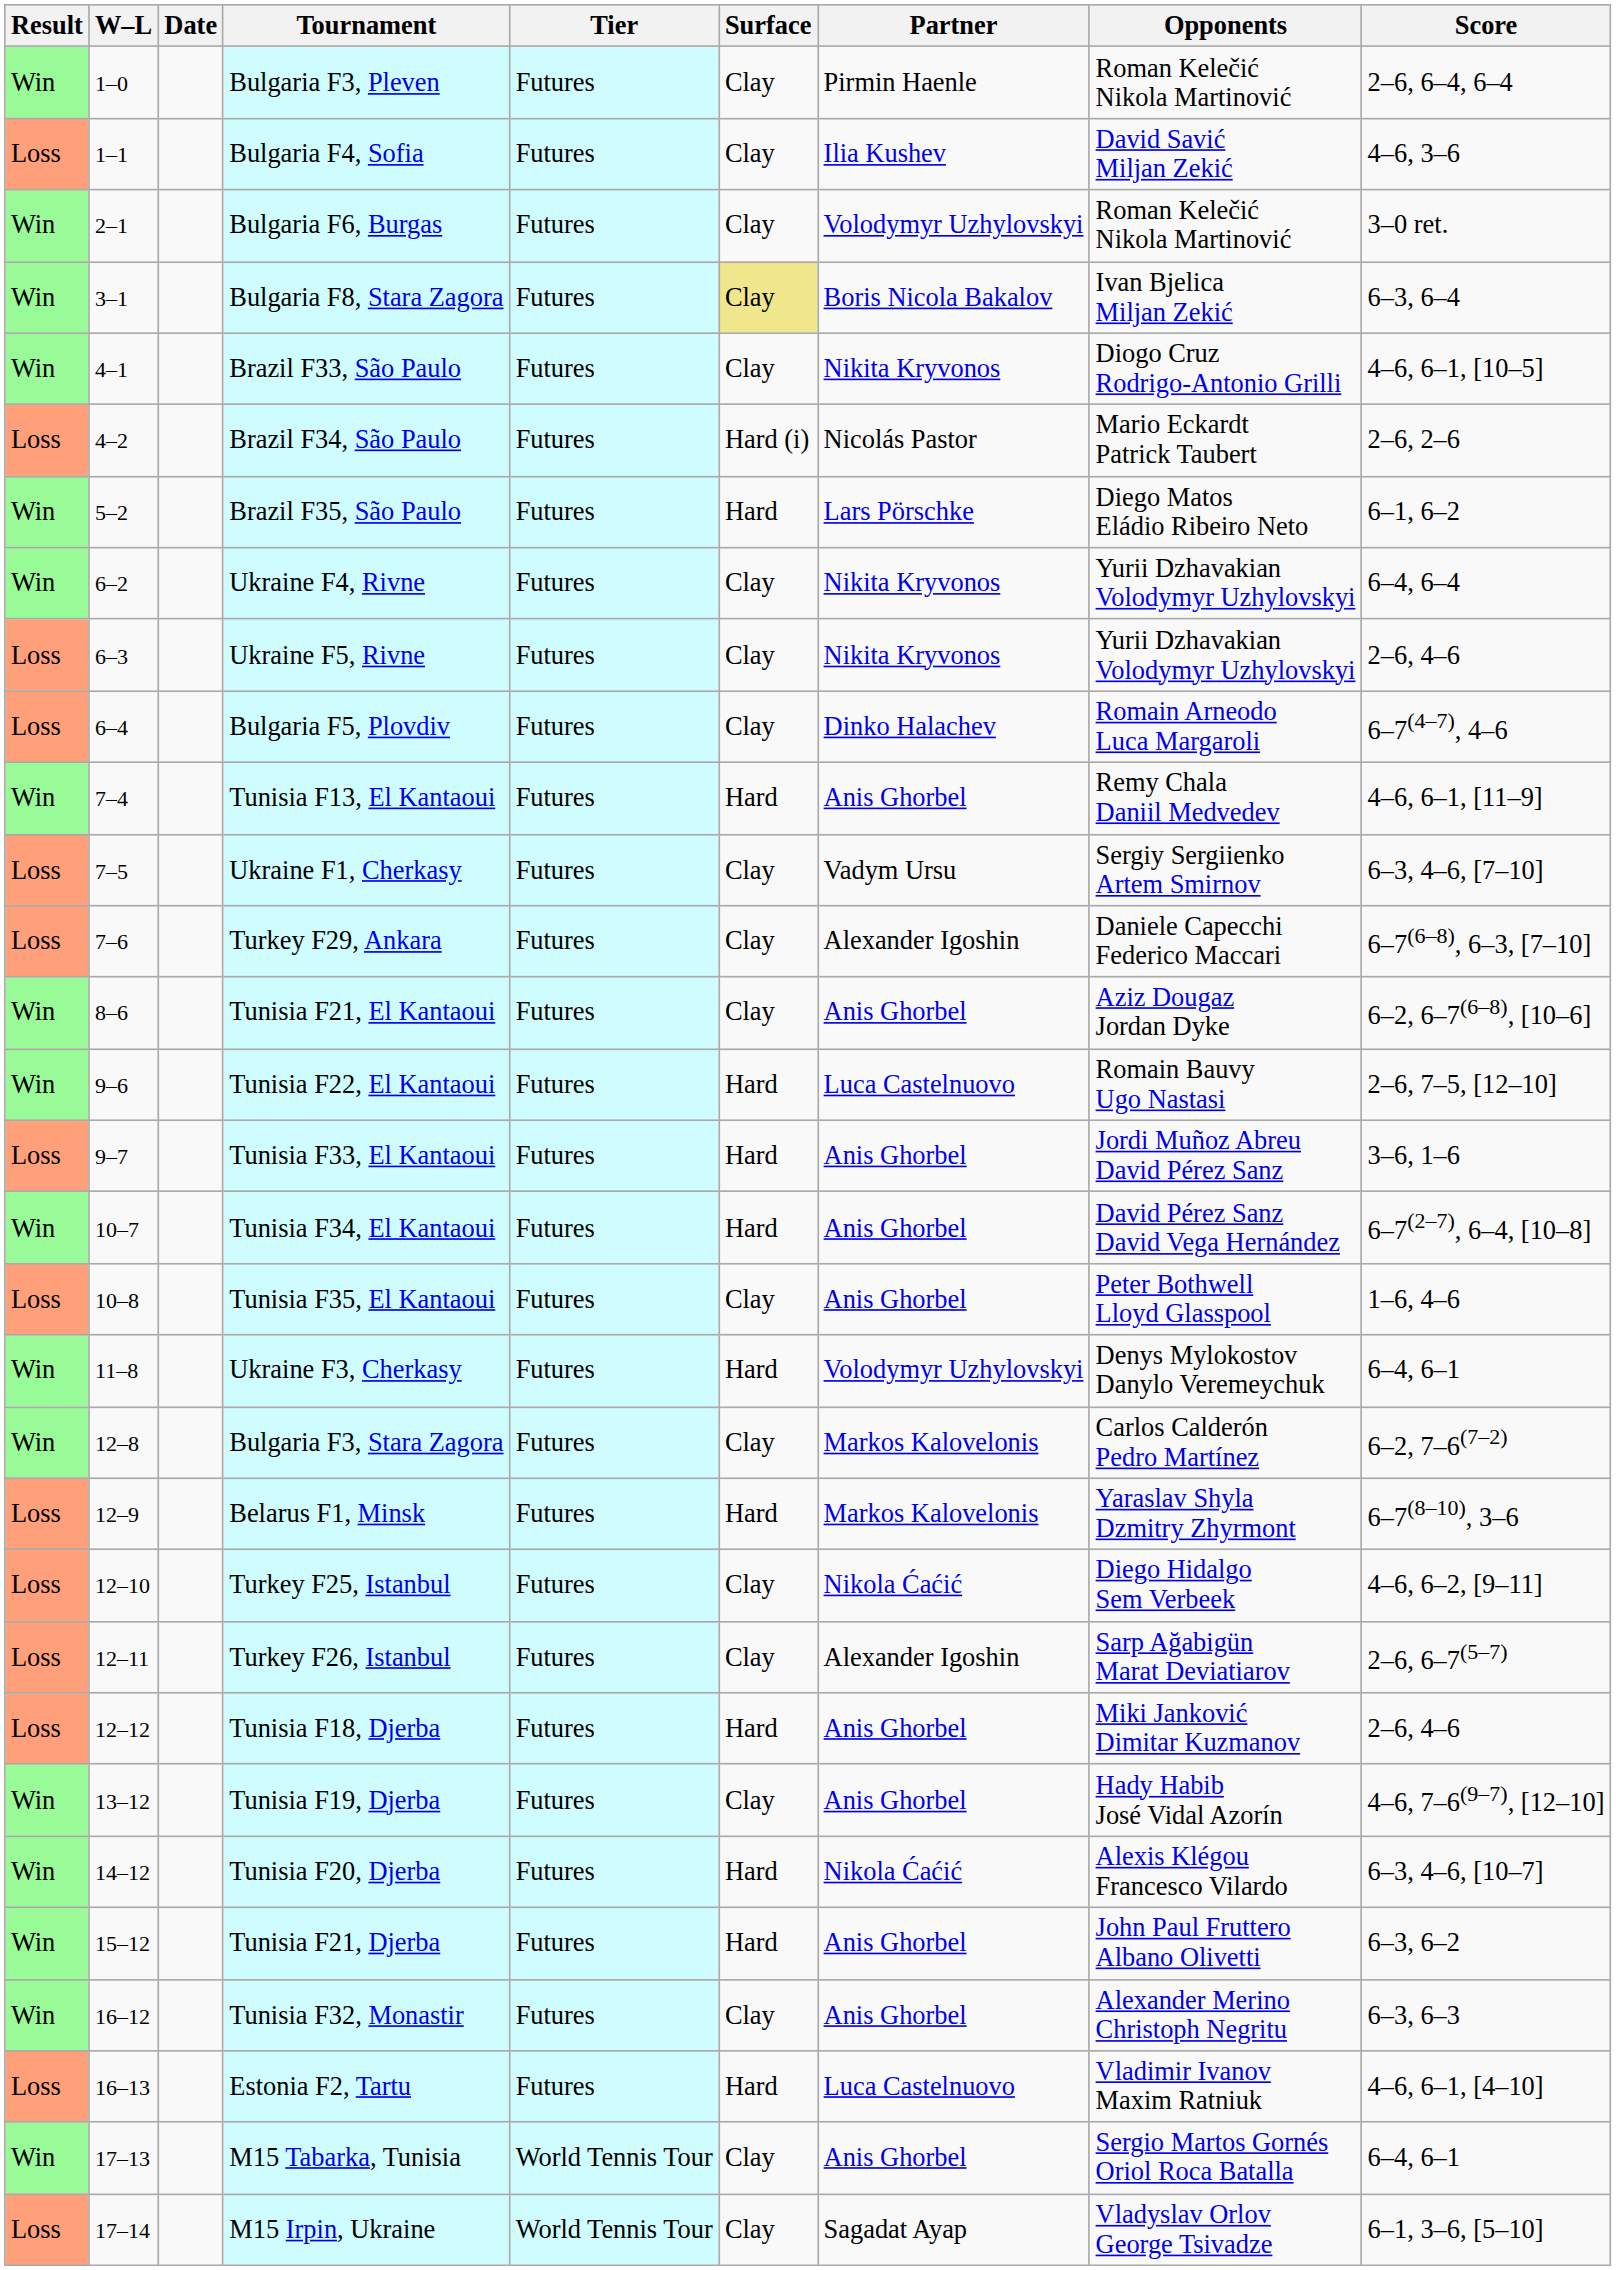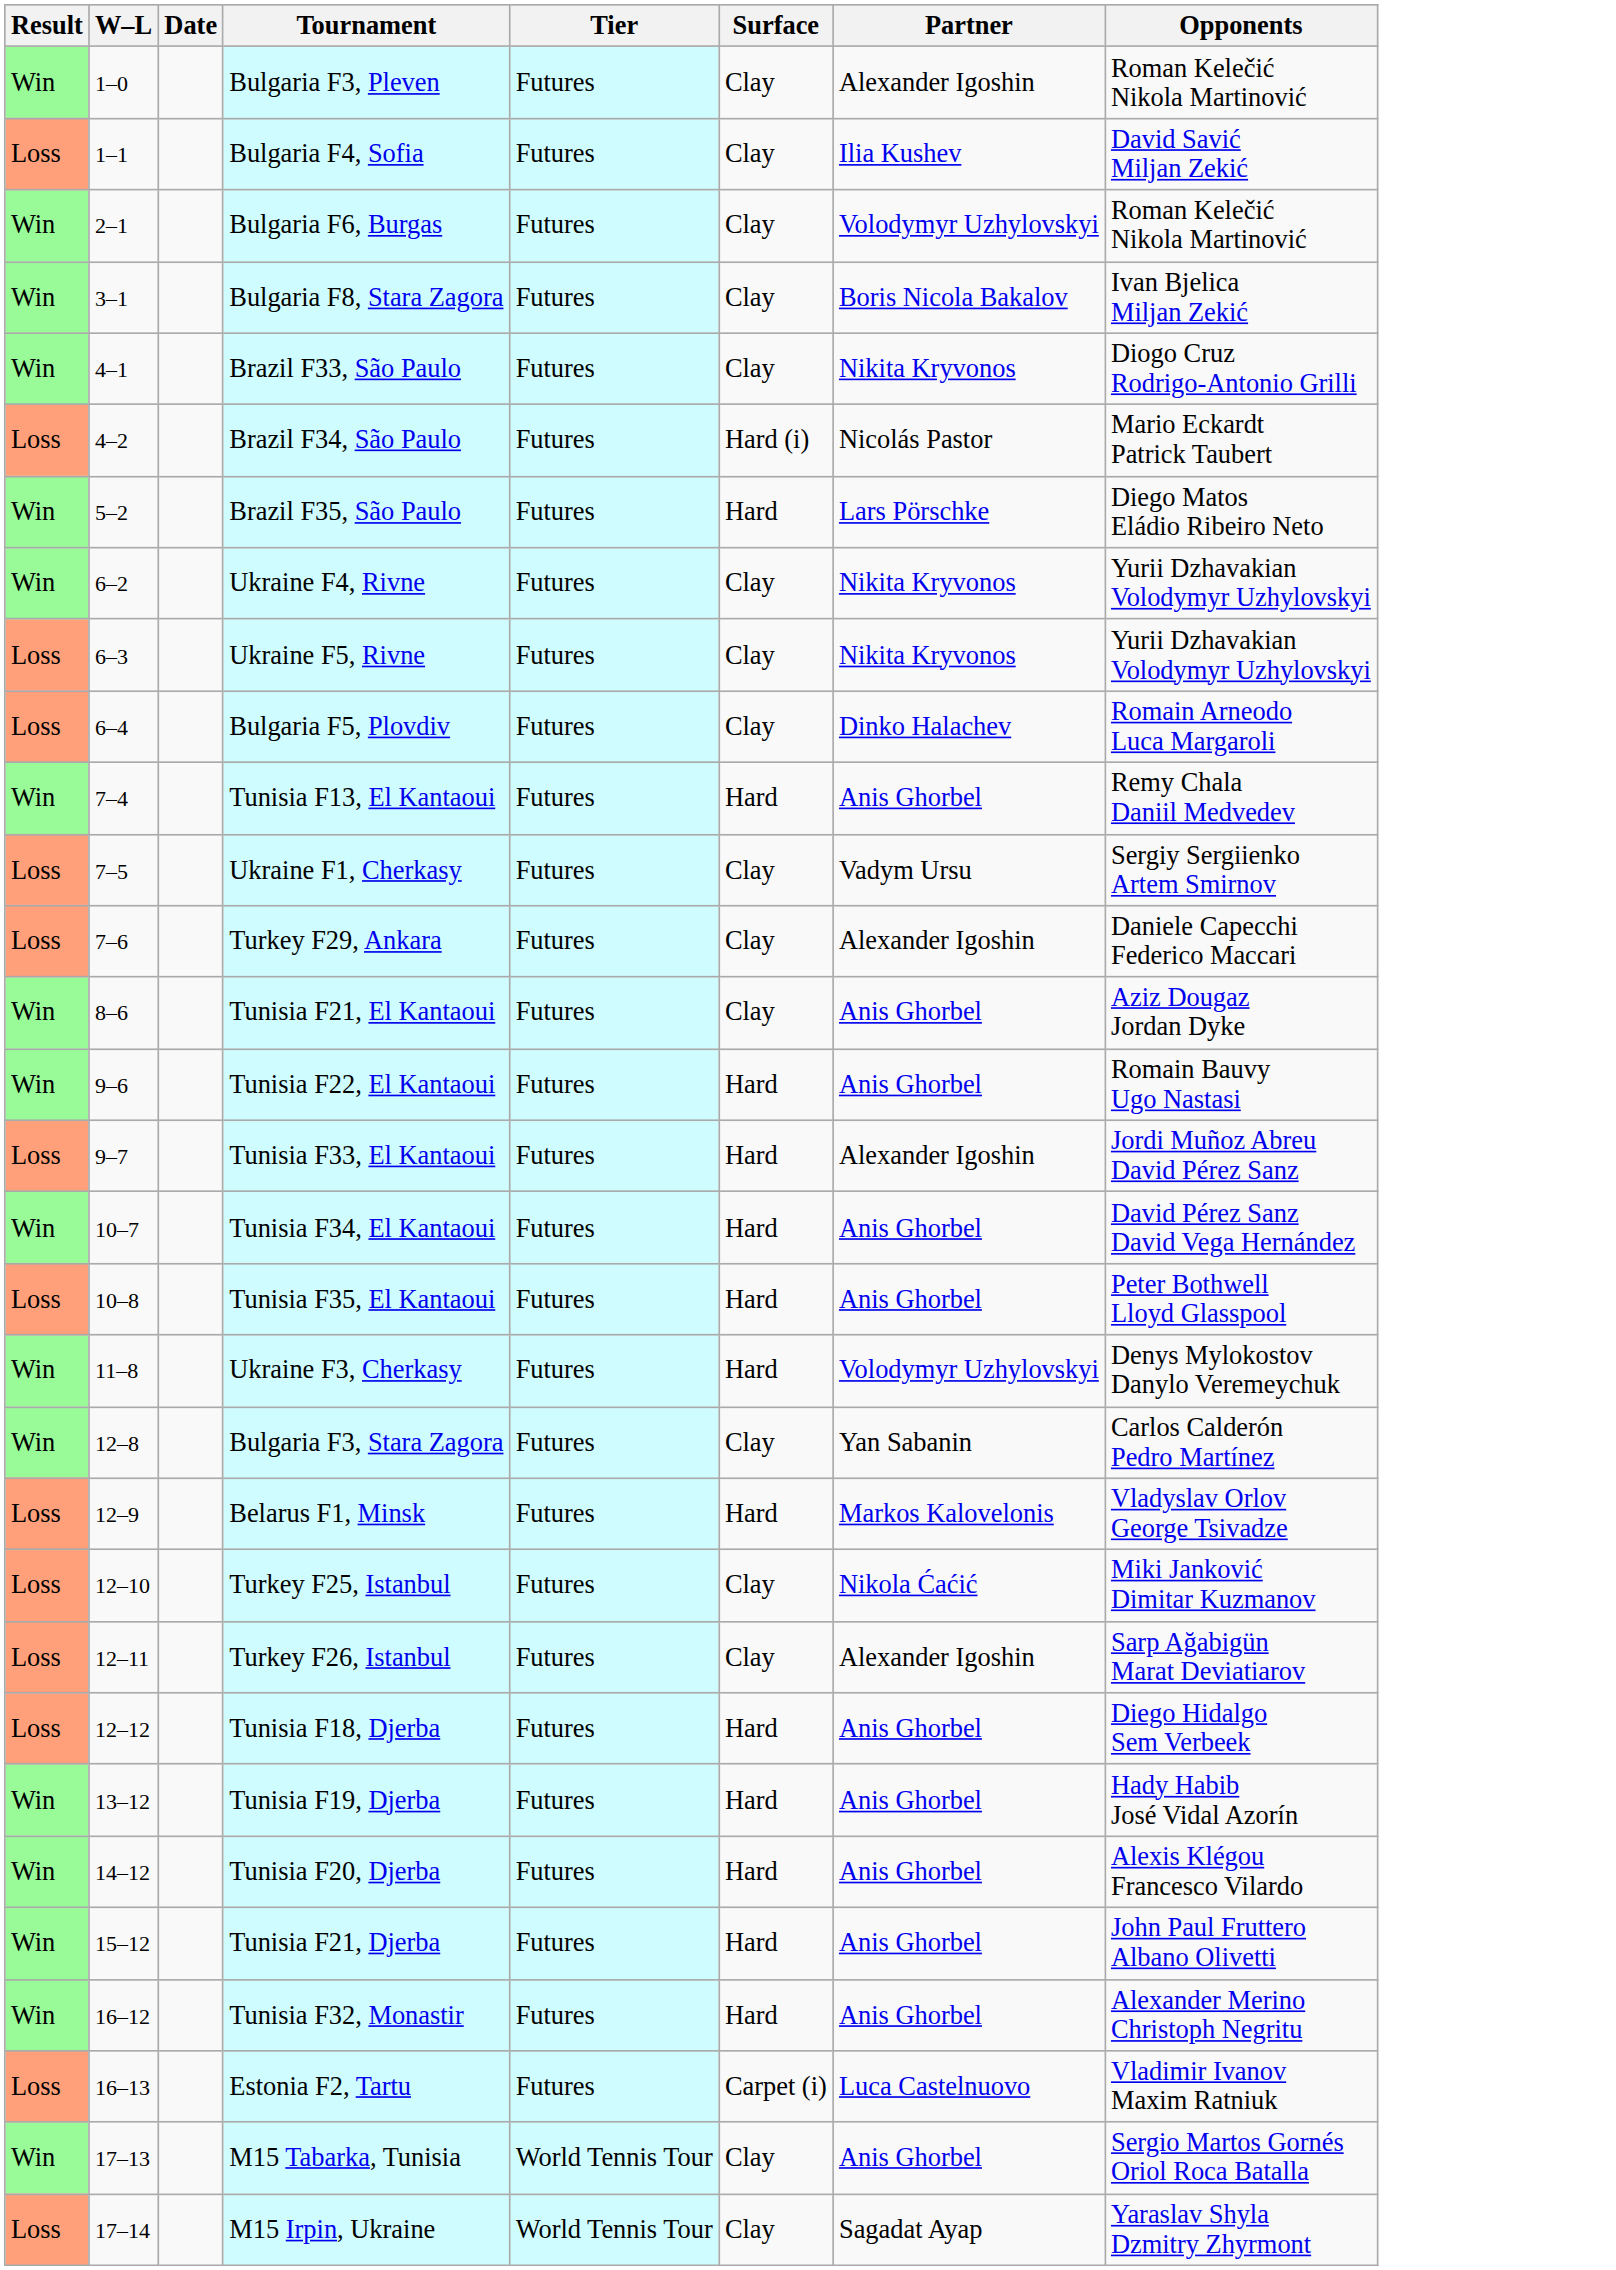- column: (1486, 25)
(900, 82) Pirmin Haenle -> (937, 82) Alexander Igoshin
(750, 296) khaki background -> (750, 296) no background
(919, 1084) Luca Castelnuovo -> (910, 1084) Anis Ghorbel
(895, 1155) Anis Ghorbel -> (937, 1155) Alexander Igoshin
(750, 1298) Clay -> (751, 1298) Hard
(931, 1441) Markos Kalovelonis -> (905, 1441) Yan Sabanin
(1196, 1513) Yaraslav Shyla Dzmitry Zhyrmont -> (1199, 1513) Vladyslav Orlov George Tsivadze
(1174, 1585) Diego Hidalgo Sem Verbeek -> (1213, 1585) Miki Janković Dimitar Kuzmanov
(1198, 1728) Miki Janković Dimitar Kuzmanov -> (1189, 1728) Diego Hidalgo Sem Verbeek
(750, 1799) Clay -> (751, 1799) Hard
(893, 1871) Nikola Ćaćić -> (910, 1871) Anis Ghorbel
(750, 2014) Clay -> (751, 2014) Hard
(751, 2086) Hard -> (776, 2086) Carpet (i)
(1184, 2229) Vladyslav Orlov George Tsivadze -> (1211, 2229) Yaraslav Shyla Dzmitry Zhyrmont
